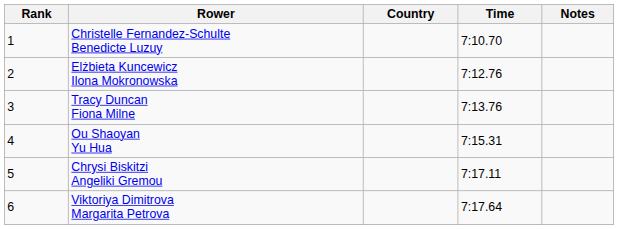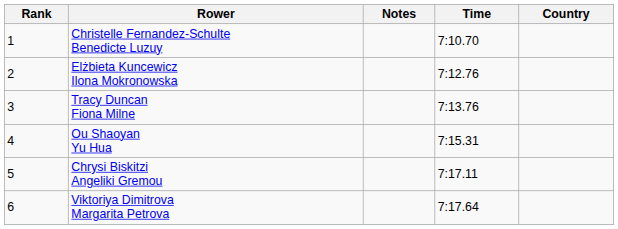columns swapped: (411, 14) <-> (578, 14)
